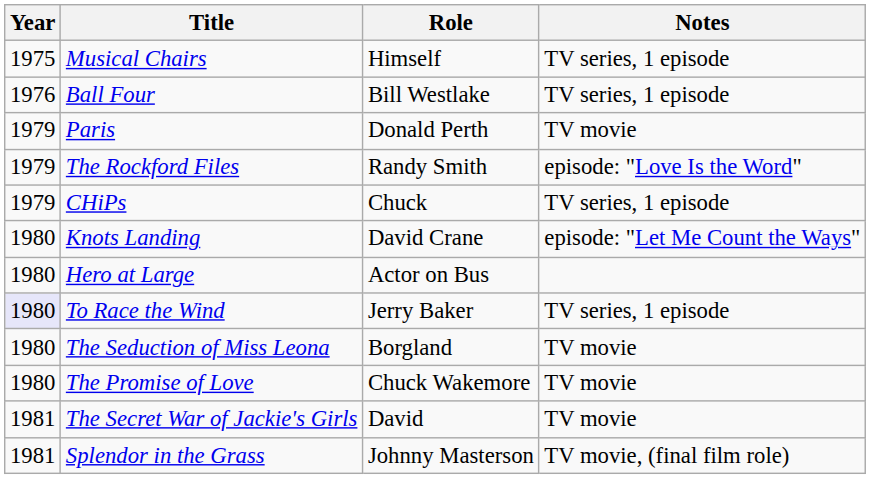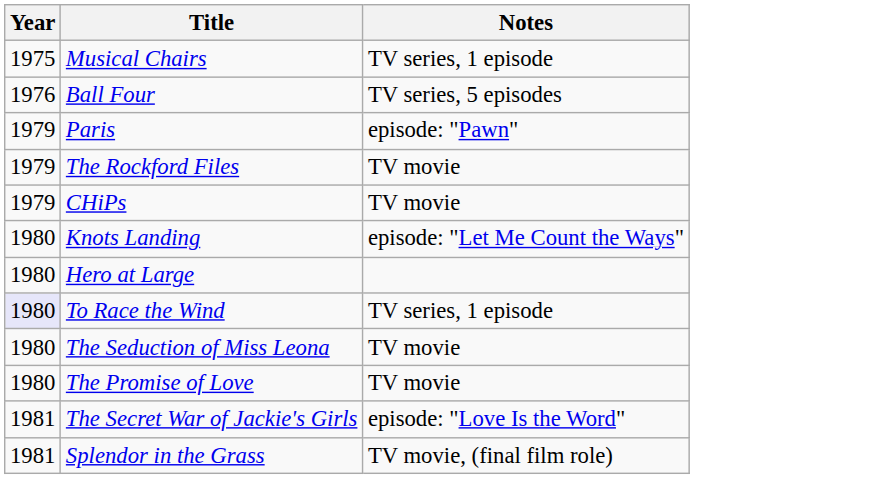- column: (451, 22)
(637, 94) TV series, 1 episode -> (465, 94) TV series, 5 episodes
(591, 130) TV movie -> (443, 130) episode: "Pawn"
(673, 166) episode: "Love Is the Word" -> (414, 166) TV movie
(637, 202) TV series, 1 episode -> (414, 202) TV movie
(591, 418) TV movie -> (497, 418) episode: "Love Is the Word"
